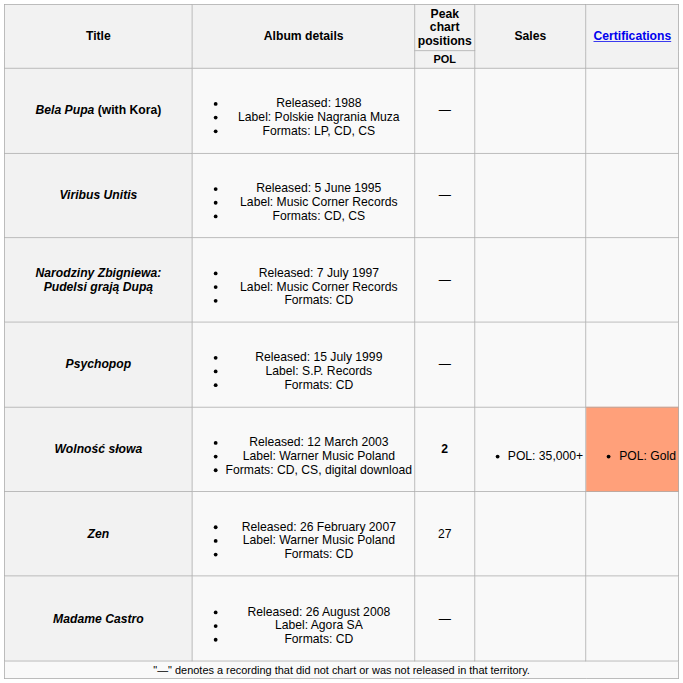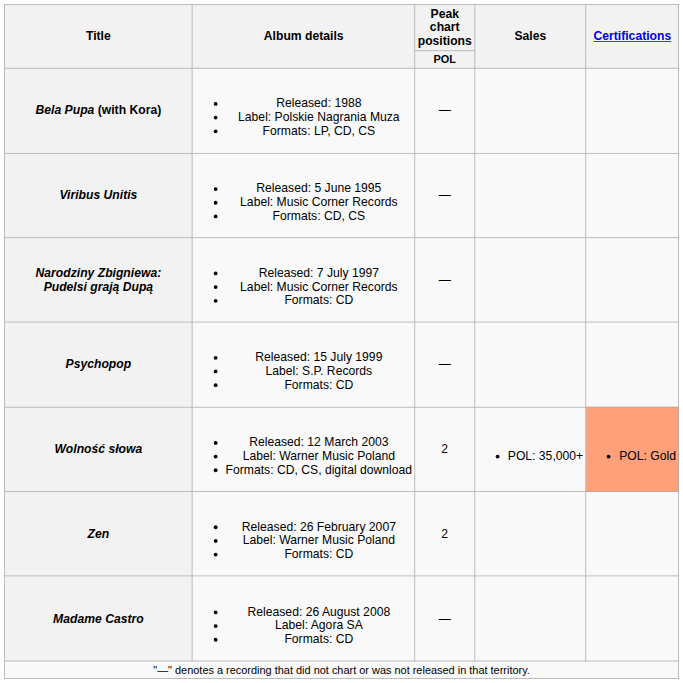(445, 449) bold -> (445, 449) normal
(445, 533) 27 -> (445, 533) 2
